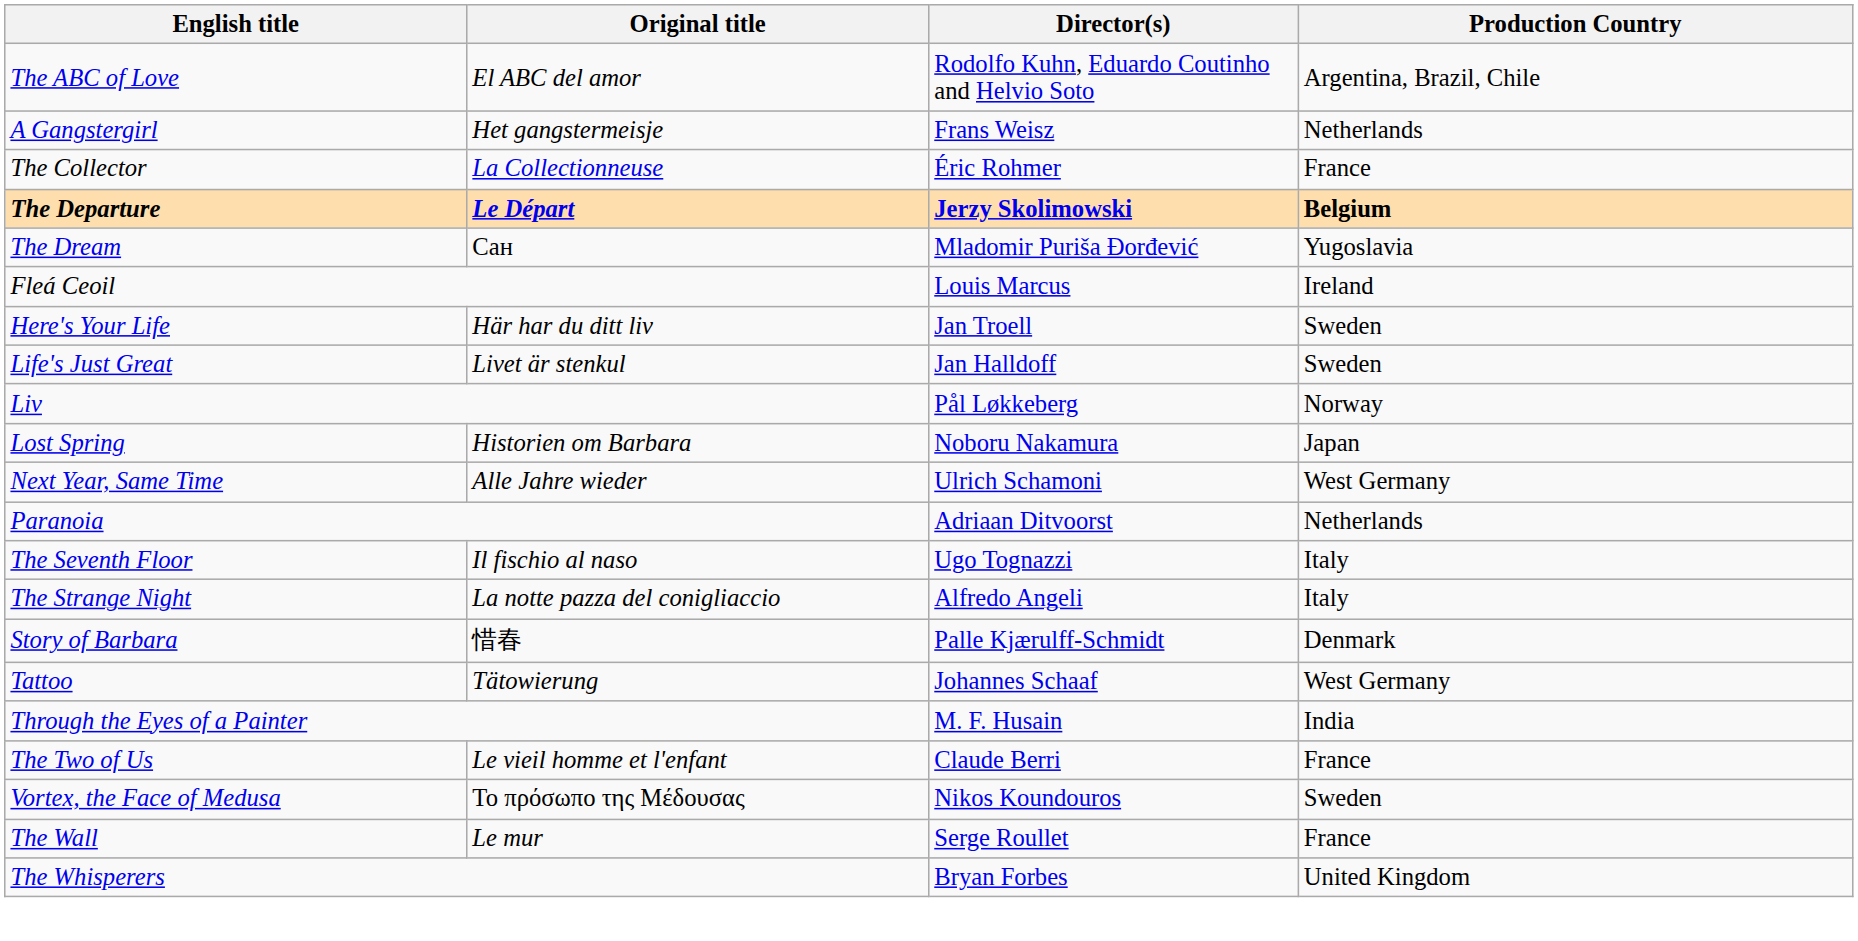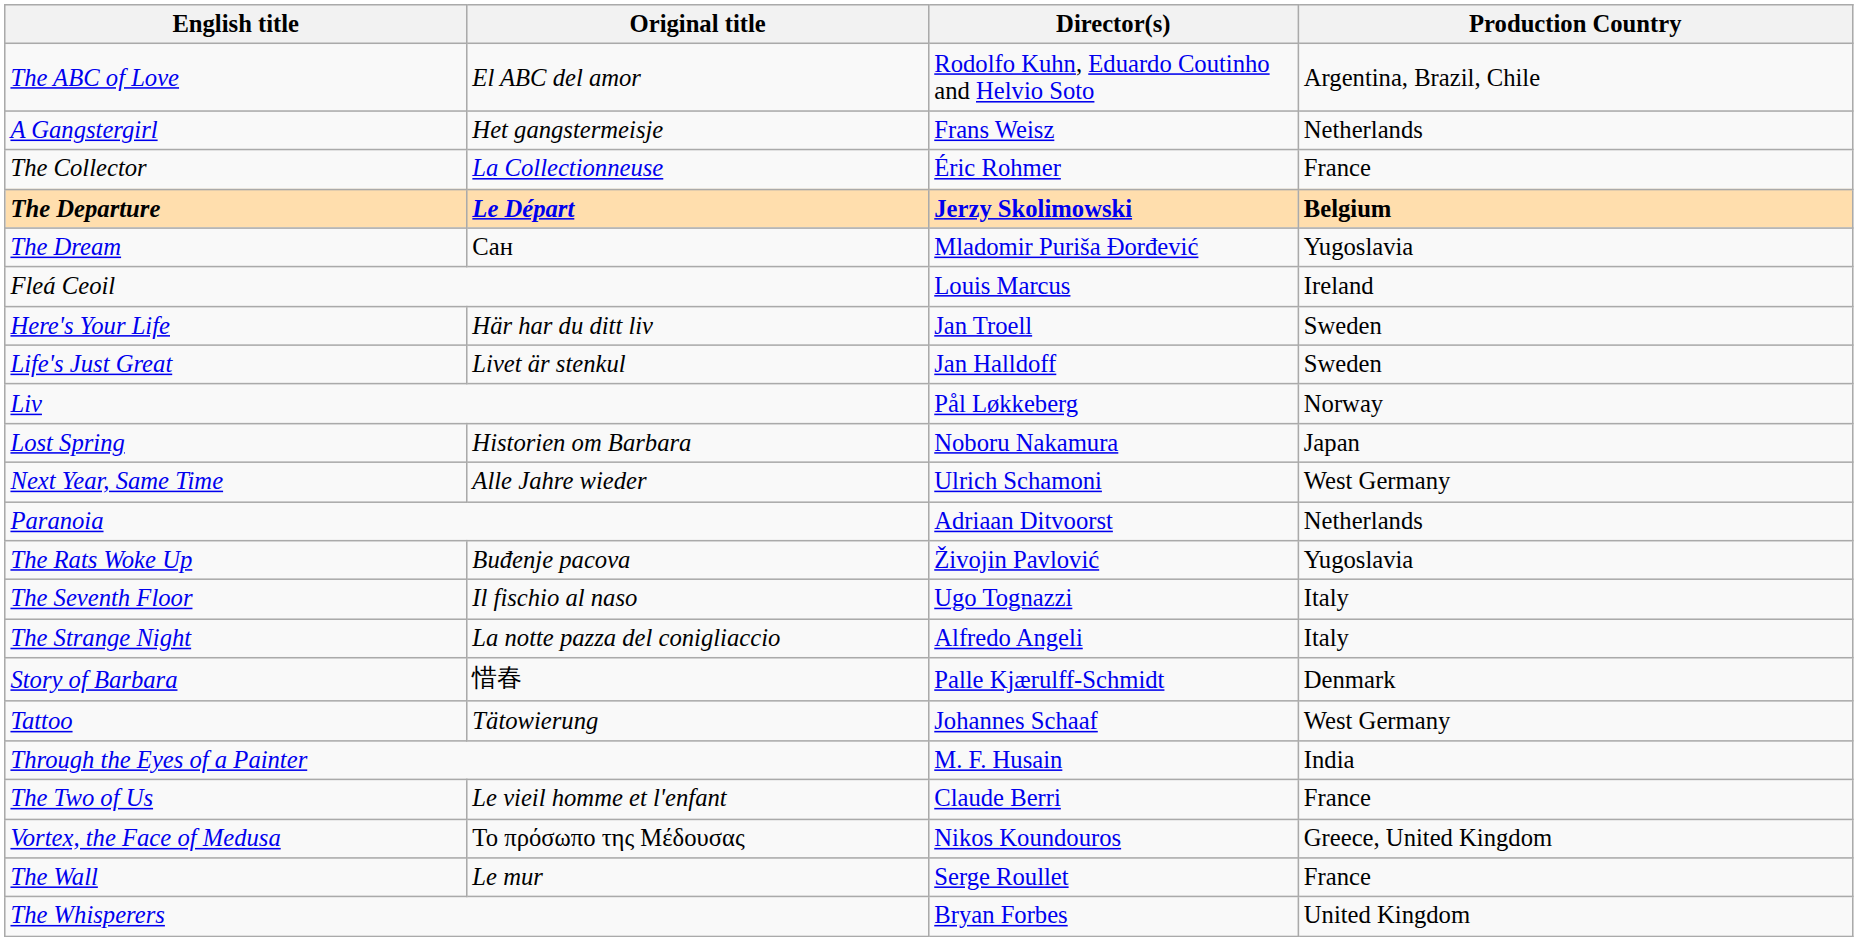+ row: (101, 559)
(1343, 798) Sweden -> (1428, 837) Greece, United Kingdom
